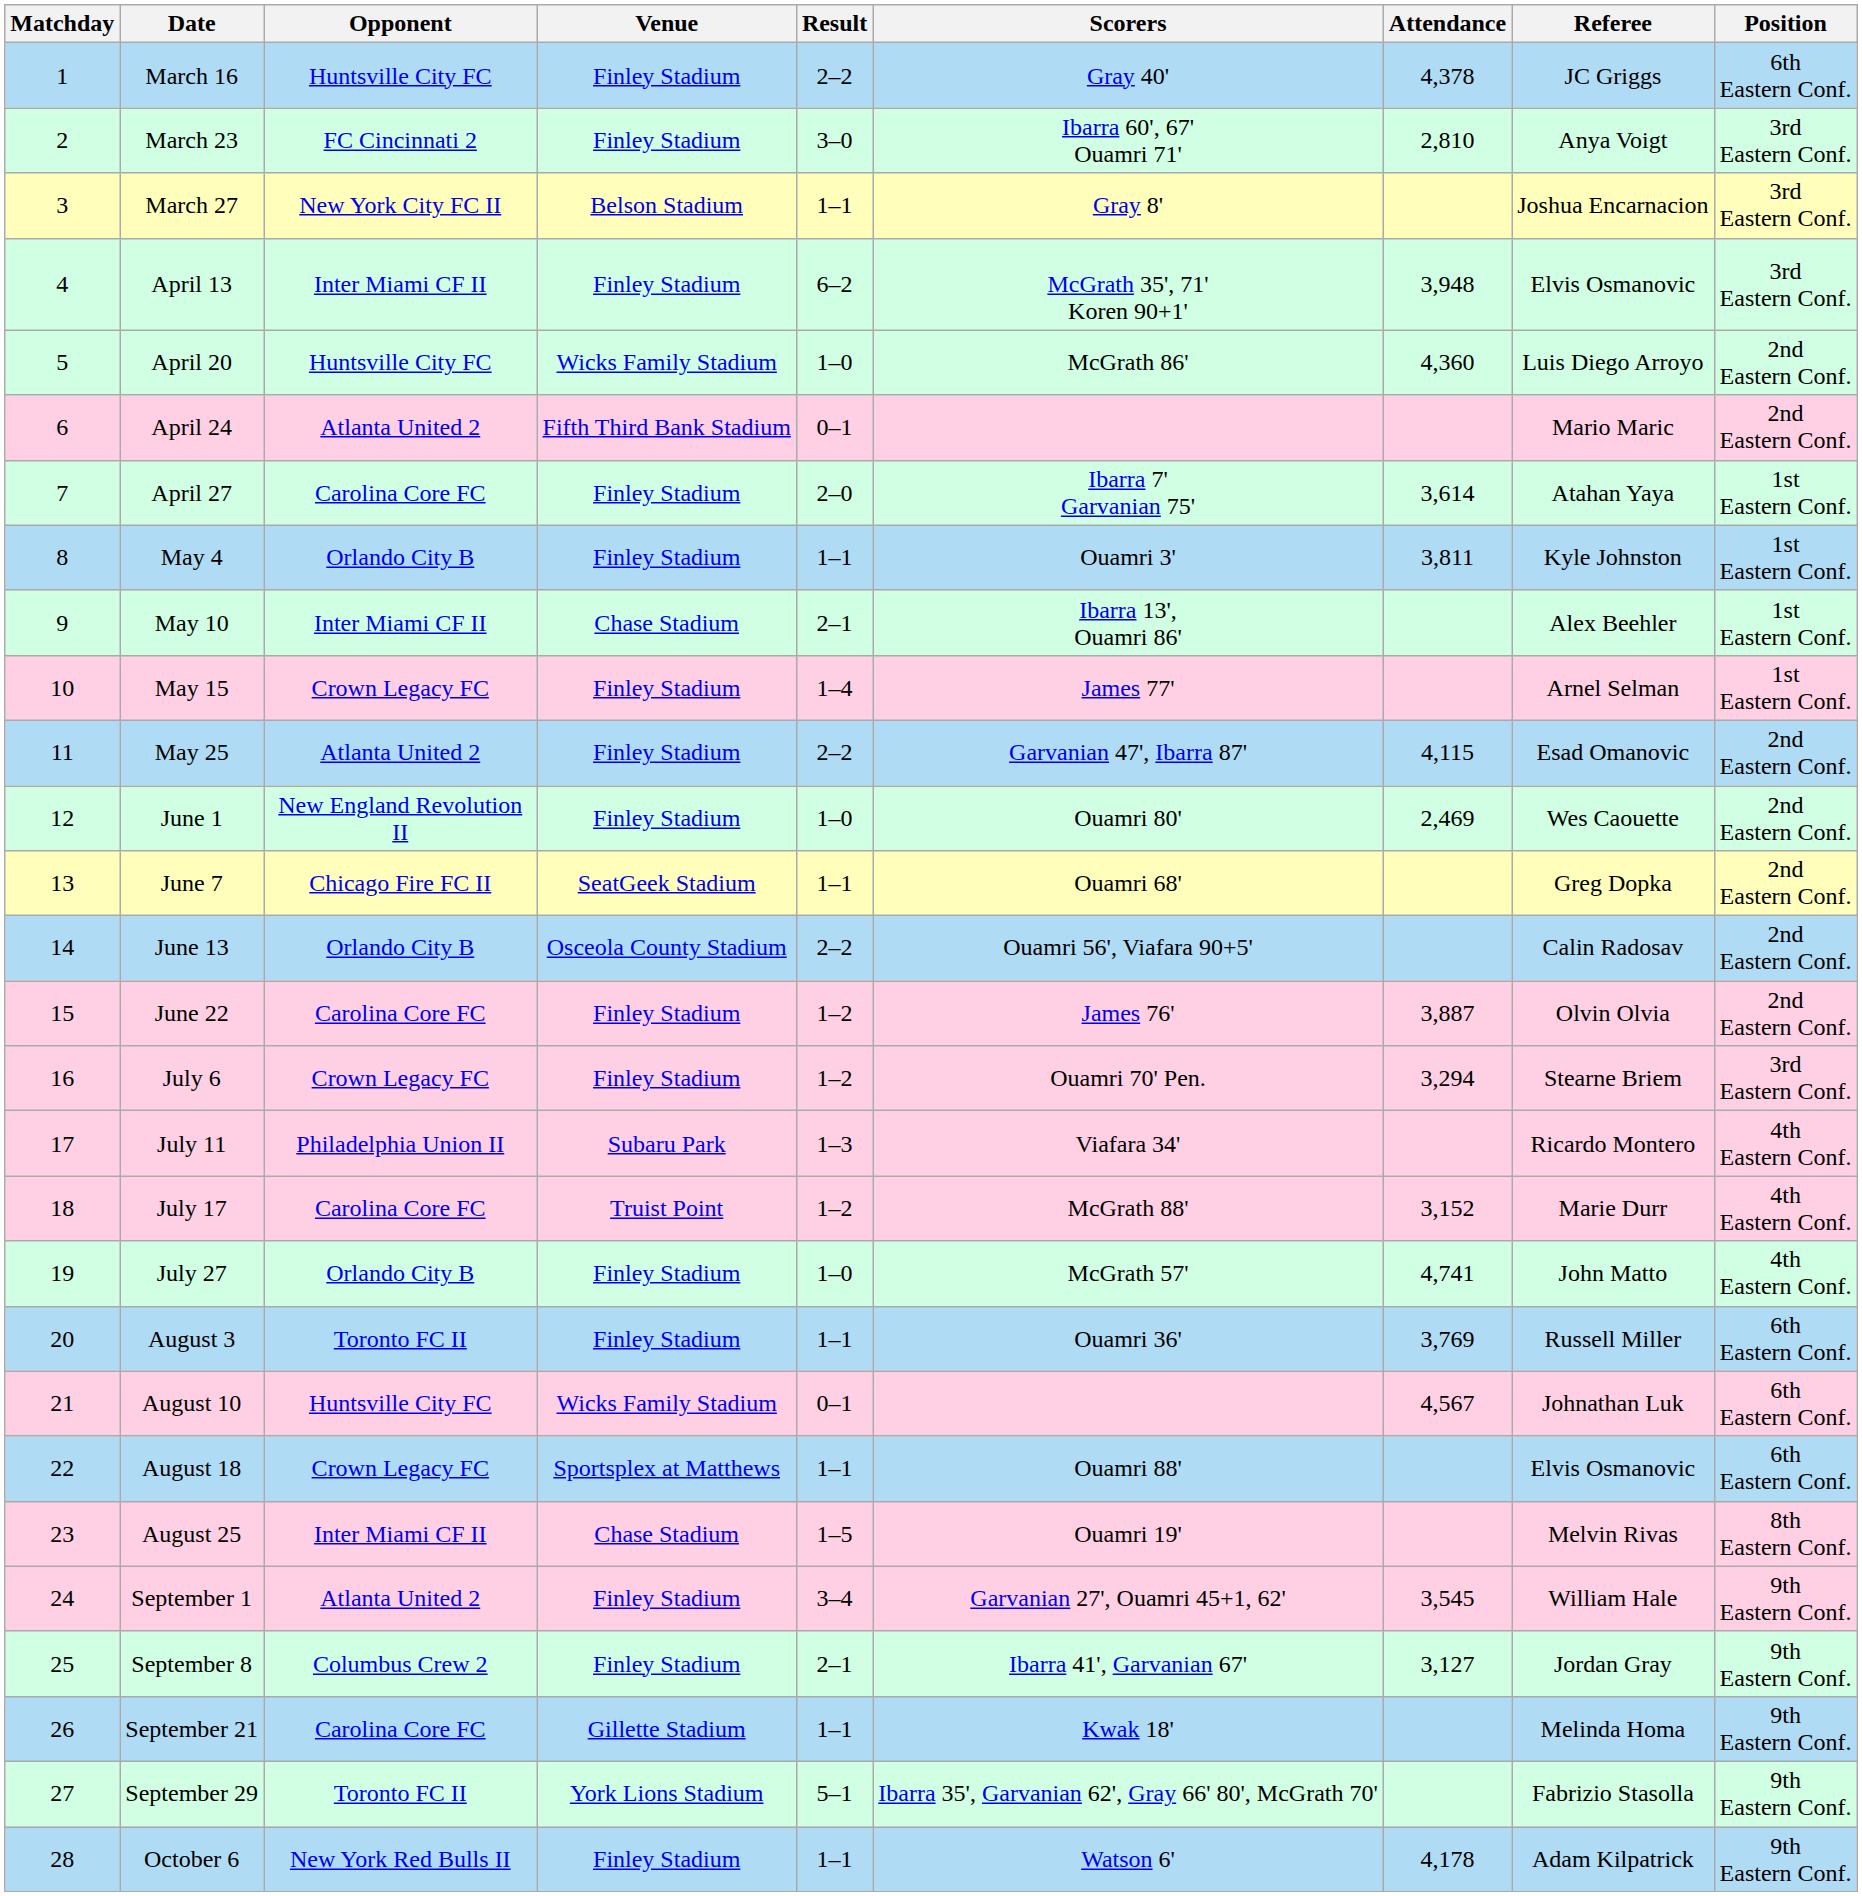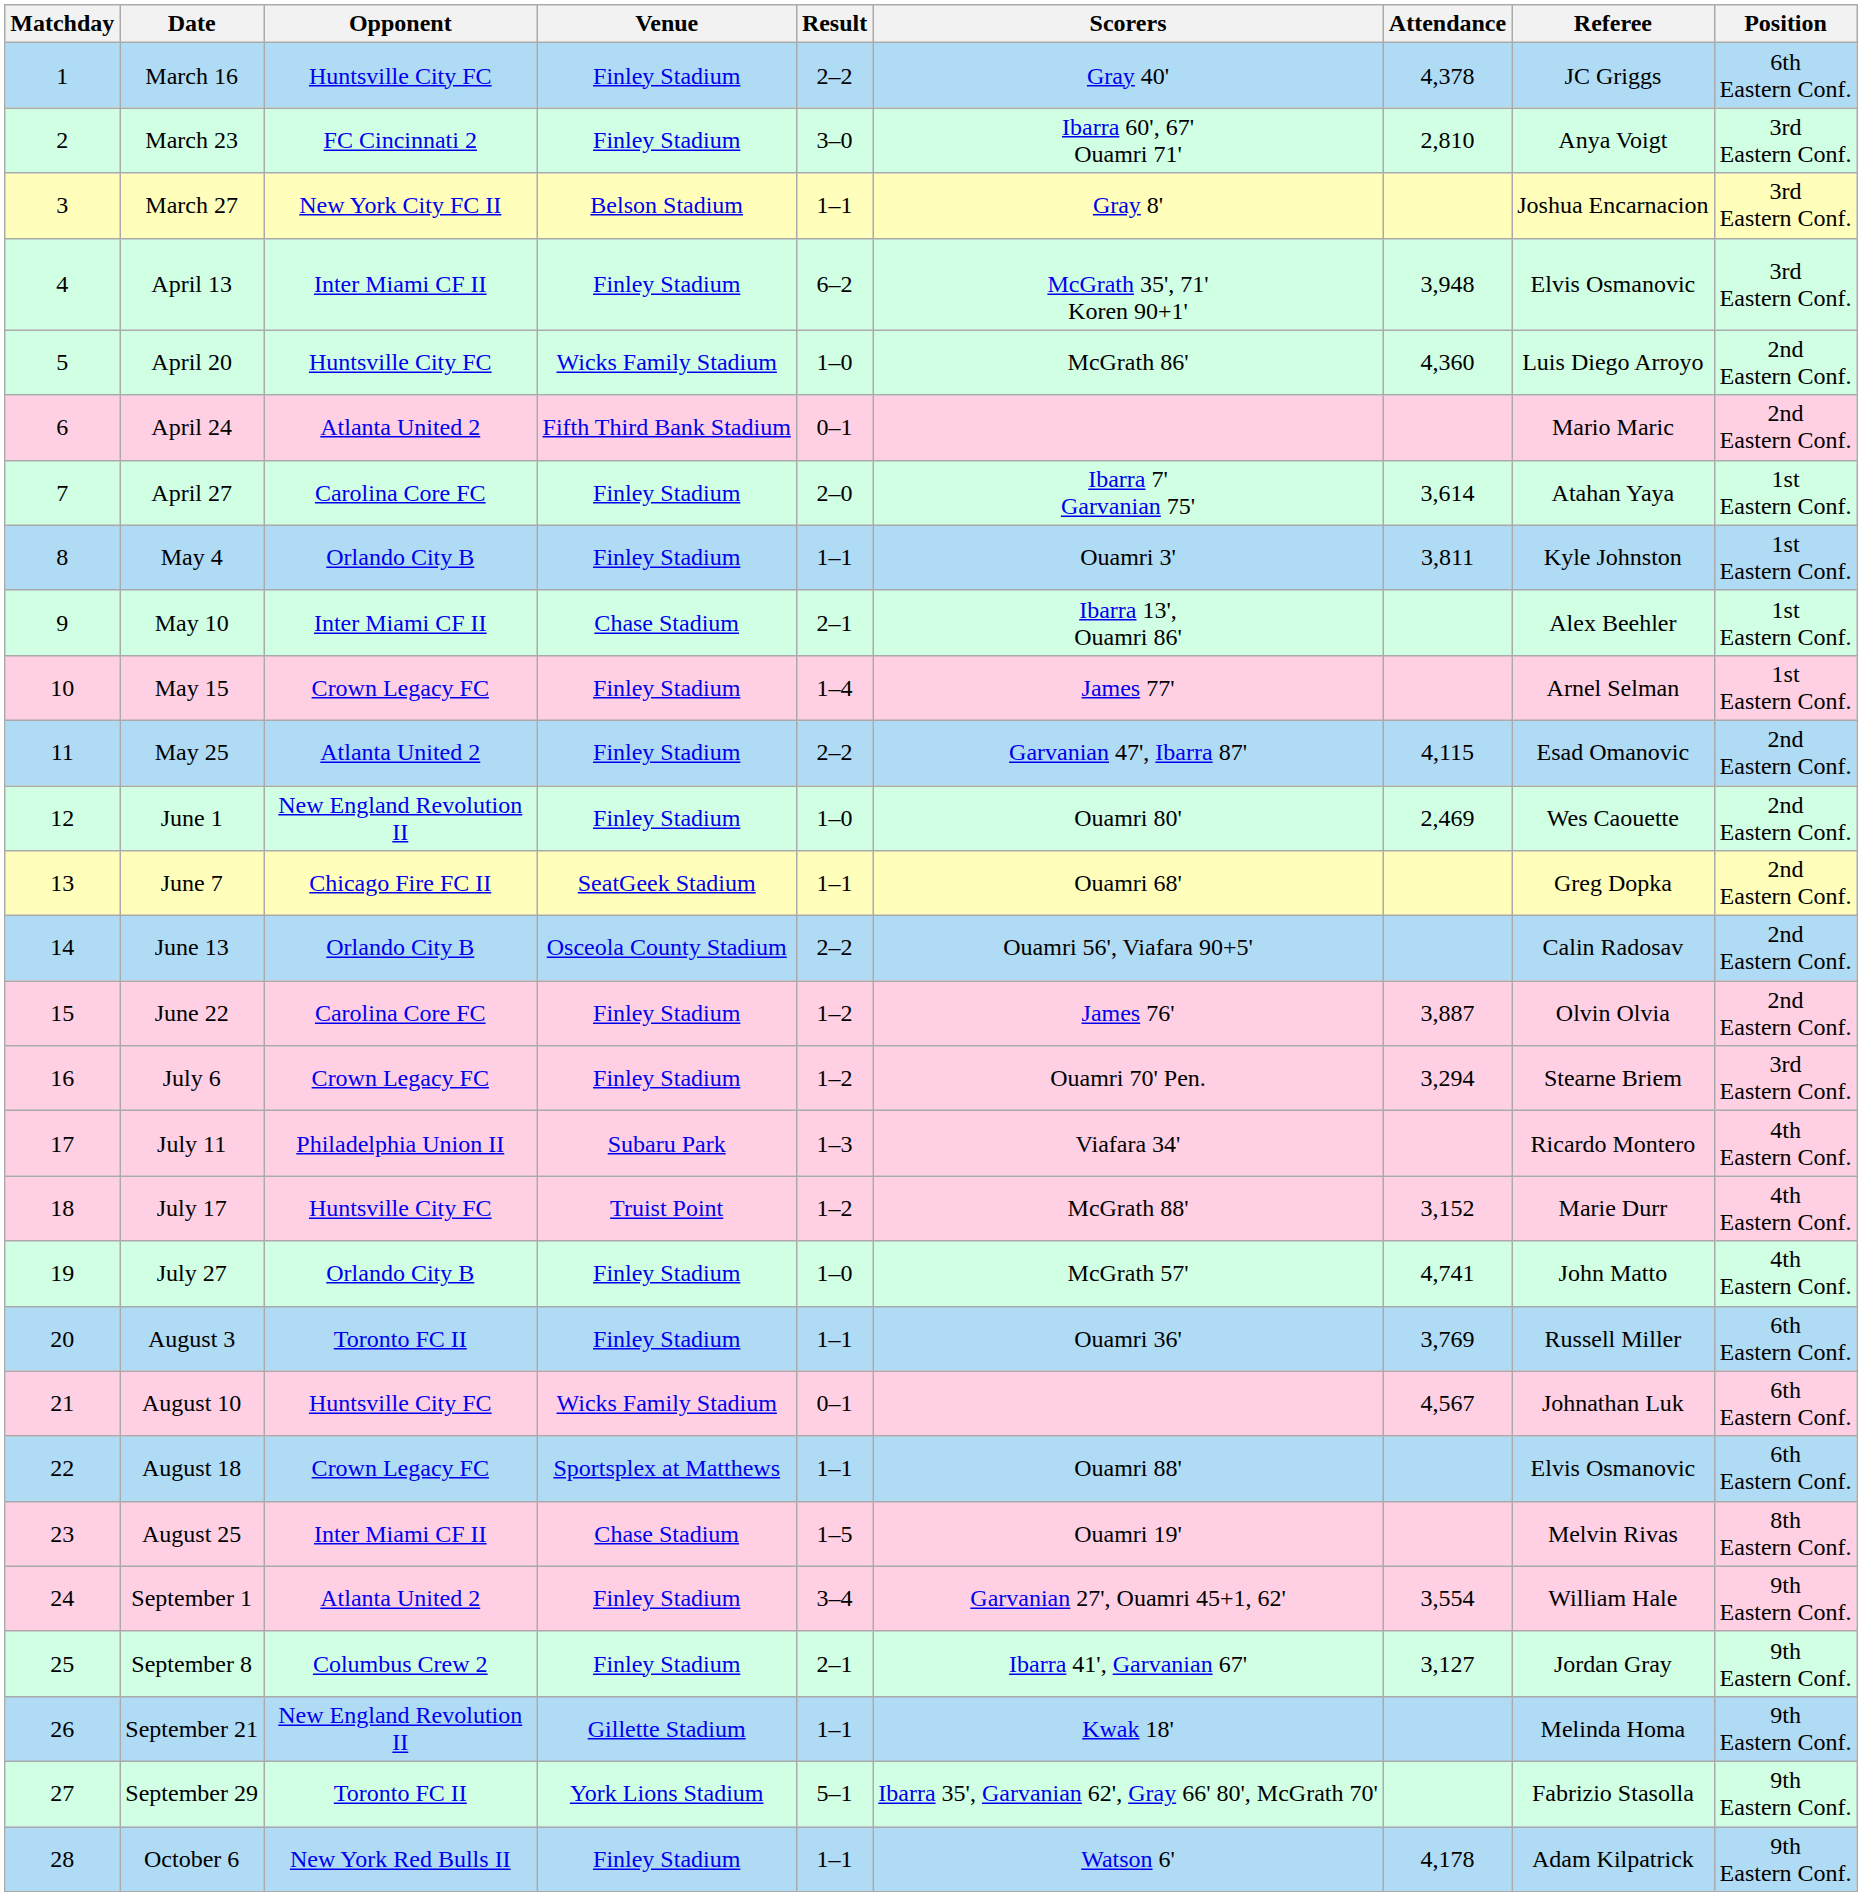(400, 1208) Carolina Core FC -> (400, 1208) Huntsville City FC
(1448, 1598) 3,545 -> (1448, 1598) 3,554
(400, 1728) Carolina Core FC -> (400, 1728) New England Revolution II
